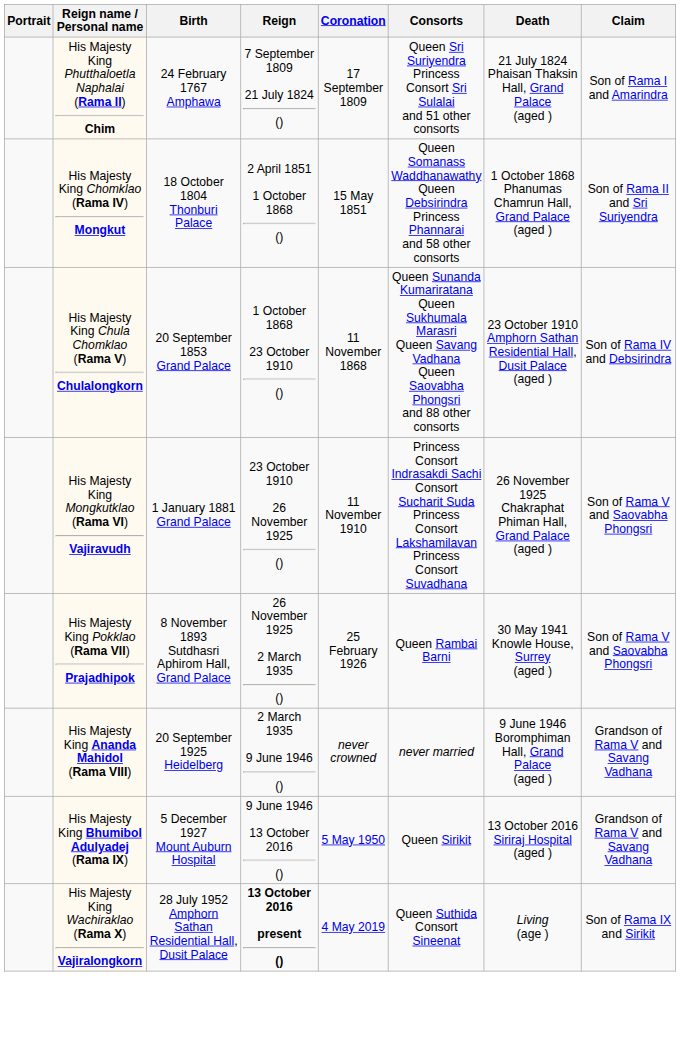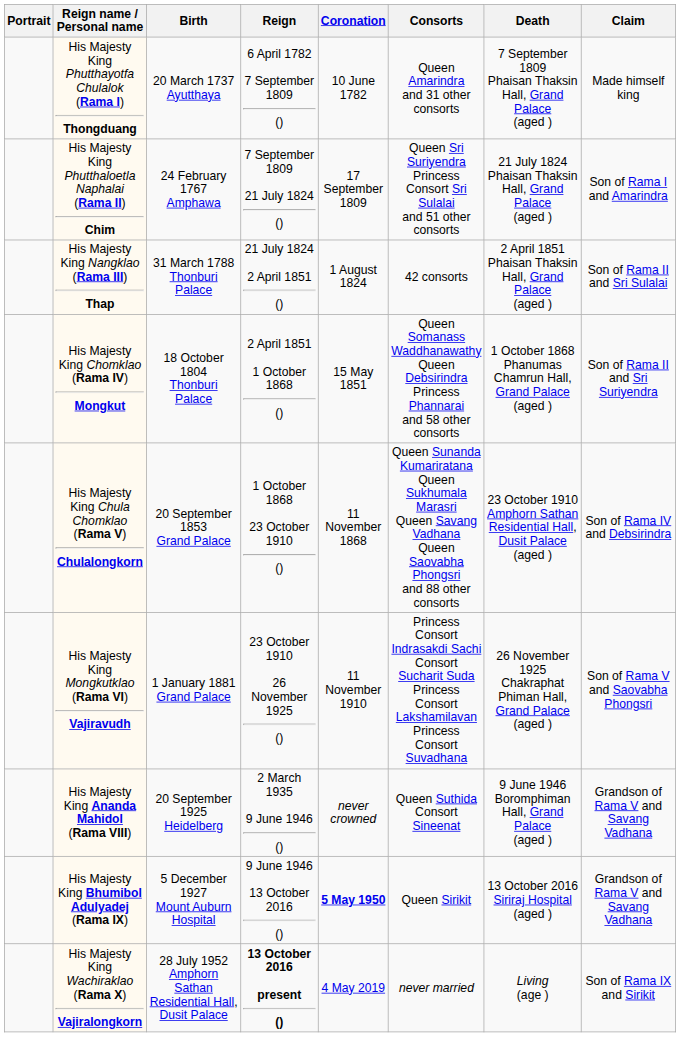+ row: (100, 88)
+ row: (100, 277)
- row: (100, 650)
(436, 752) never married -> (436, 812) Queen Suthida Consort Sineenat
(353, 839) normal -> (353, 900) bold
(436, 927) Queen Suthida Consort Sineenat -> (436, 987) never married
